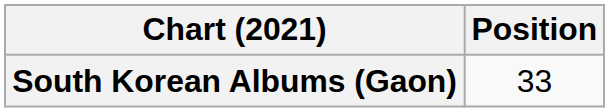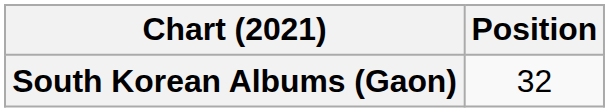(534, 80) 33 -> (534, 80) 32
